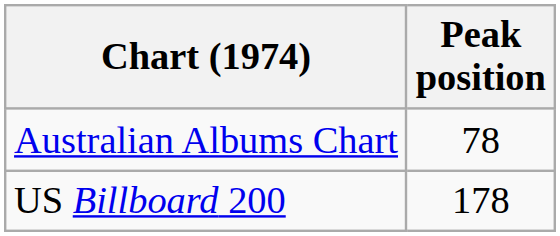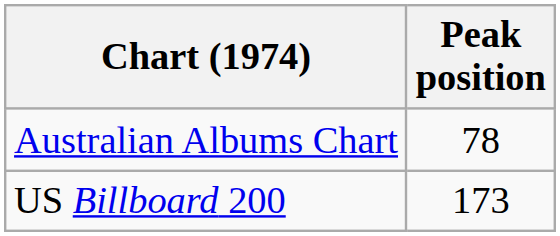(481, 199) 178 -> (481, 199) 173
